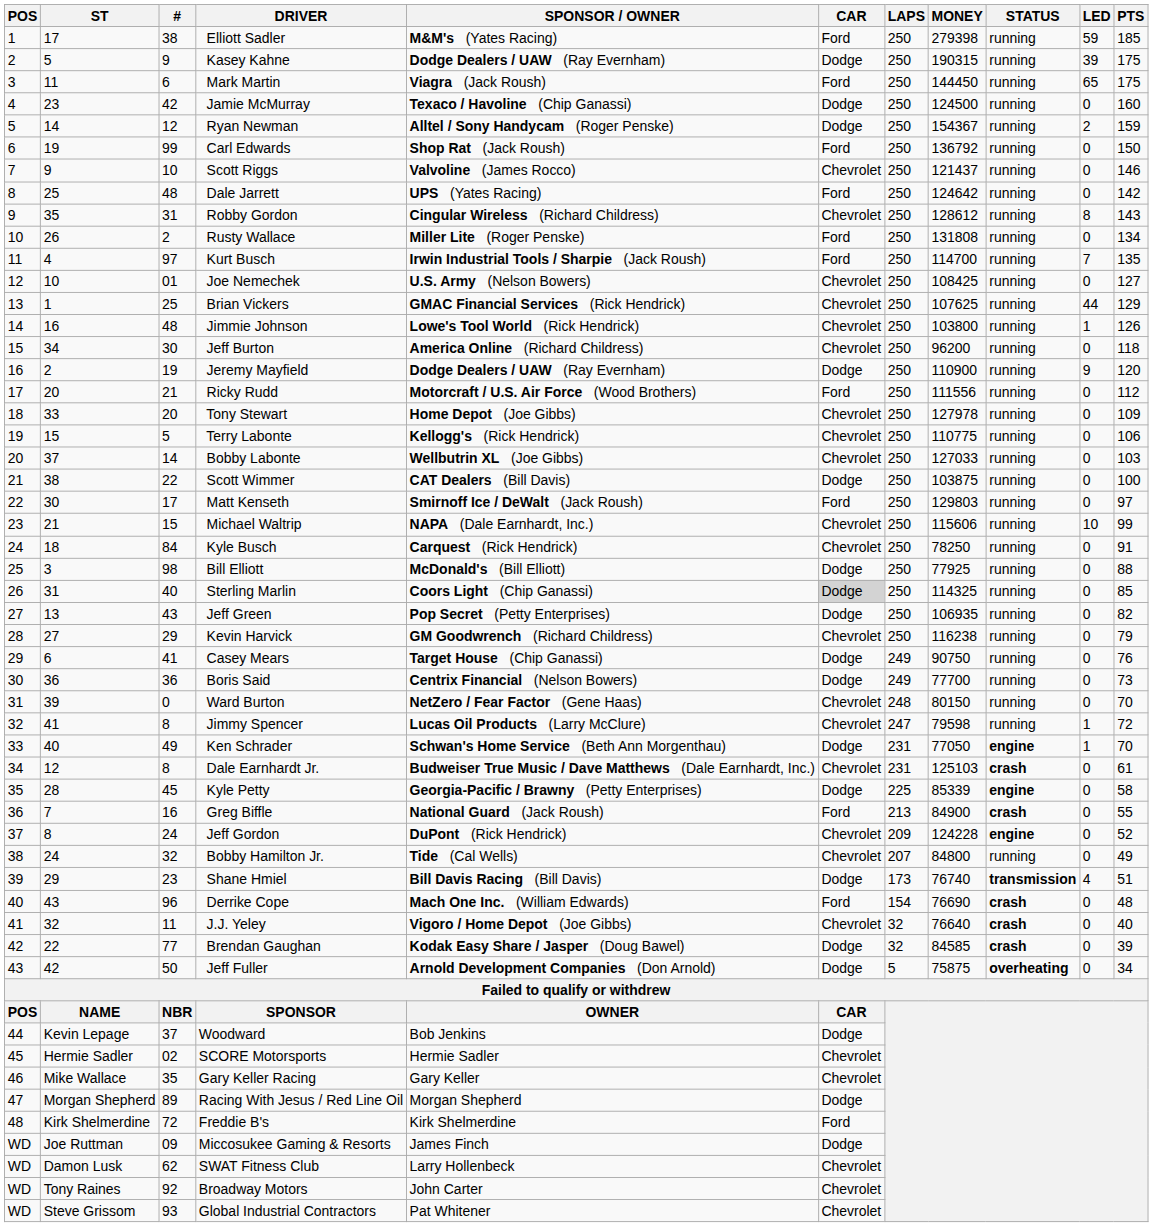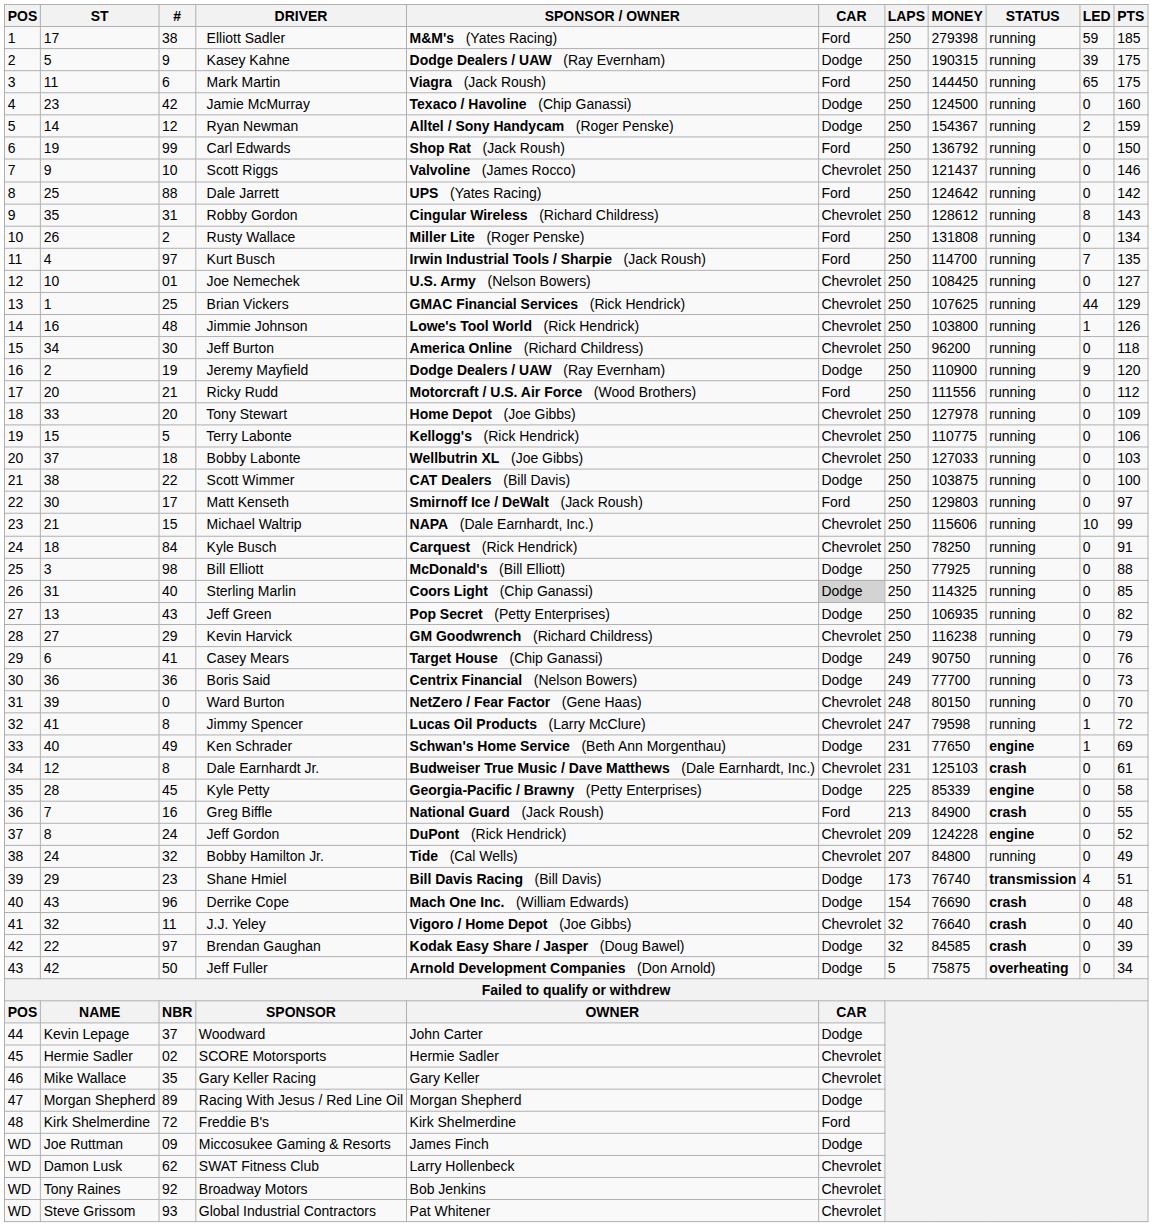(170, 193) 48 -> (170, 193) 88
(170, 458) 14 -> (170, 458) 18
(951, 746) 77050 -> (951, 746) 77650
(1125, 746) 70 -> (1125, 746) 69
(836, 901) Ford -> (842, 901) Dodge
(170, 945) 77 -> (170, 945) 97
(448, 1034) Bob Jenkins -> (446, 1034) John Carter
(446, 1189) John Carter -> (448, 1189) Bob Jenkins
